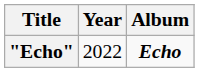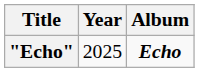(102, 51) 2022 -> (102, 51) 2025
